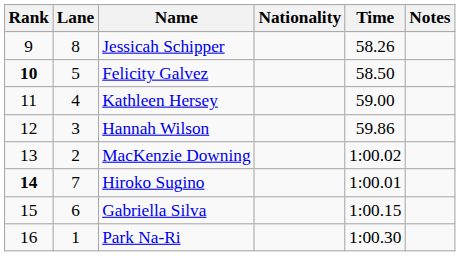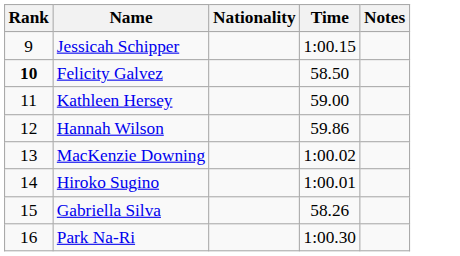- column: (76, 18)
(375, 45) 58.26 -> (330, 45) 1:00.15
(29, 182) bold -> (29, 182) normal
(375, 210) 1:00.15 -> (330, 210) 58.26
